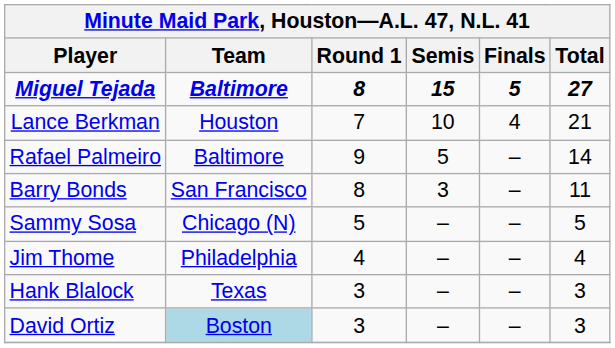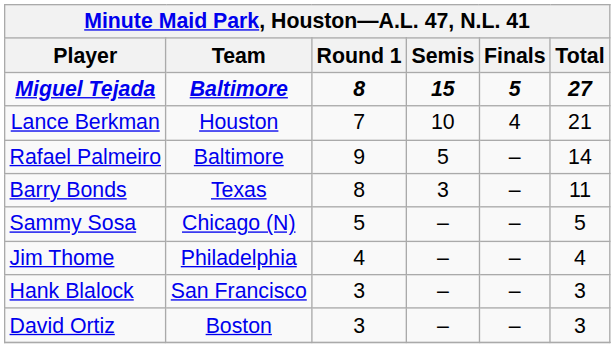(239, 190) San Francisco -> (239, 190) Texas
(239, 291) Texas -> (239, 291) San Francisco
(239, 325) lightblue background -> (239, 325) no background
